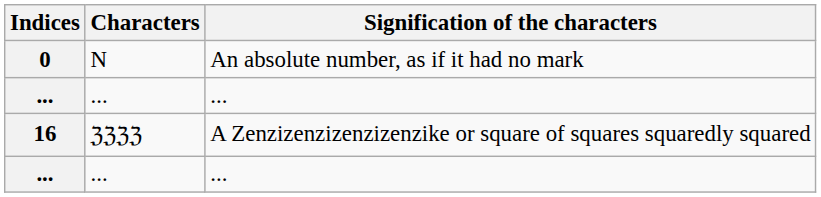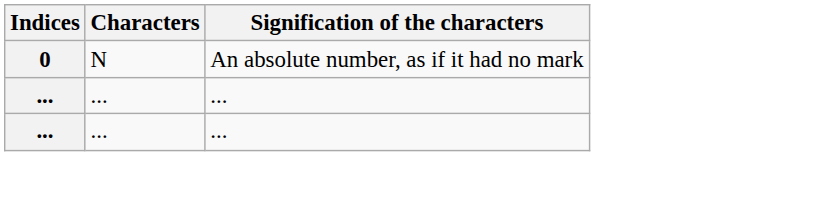- row: (45, 134)
